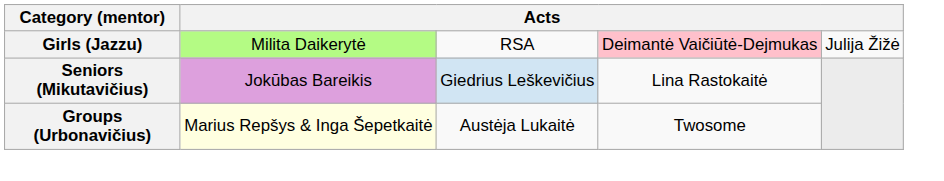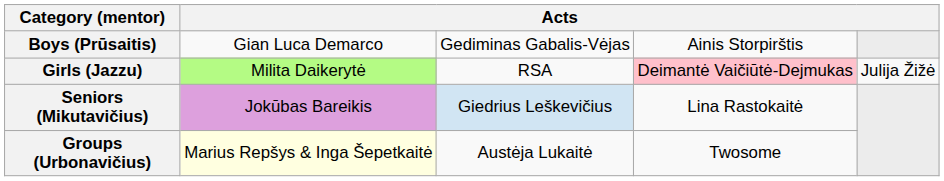+ row: (92, 44)
